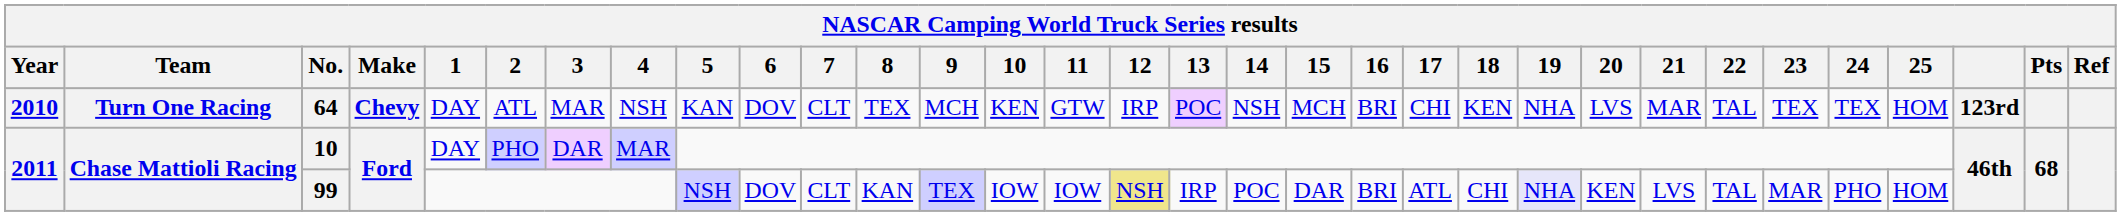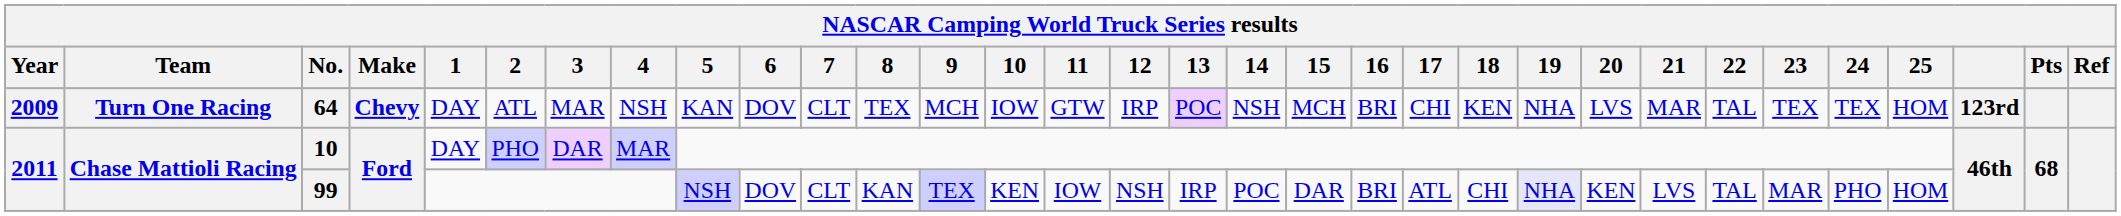(34, 107) 2010 -> (34, 107) 2009
(1015, 107) KEN -> (1015, 107) IOW
(1015, 189) IOW -> (1015, 189) KEN
(1140, 189) khaki background -> (1140, 189) no background
